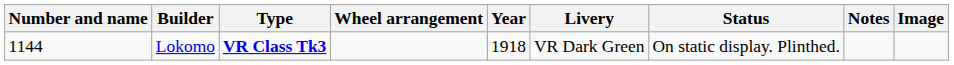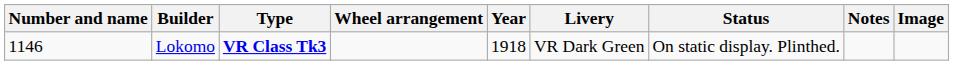(26, 45) 1144 -> (26, 45) 1146
